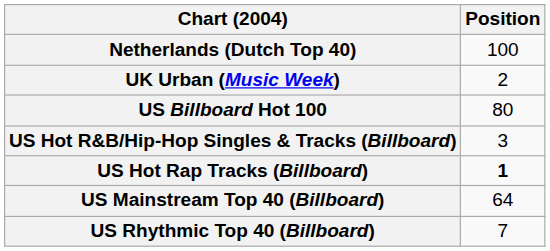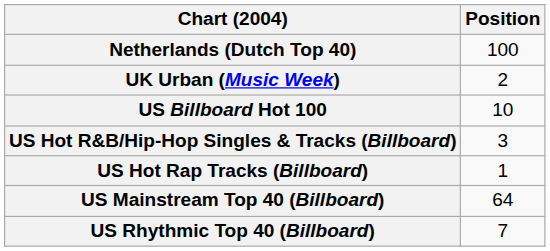(503, 110) 80 -> (503, 110) 10
(503, 170) bold -> (503, 170) normal
